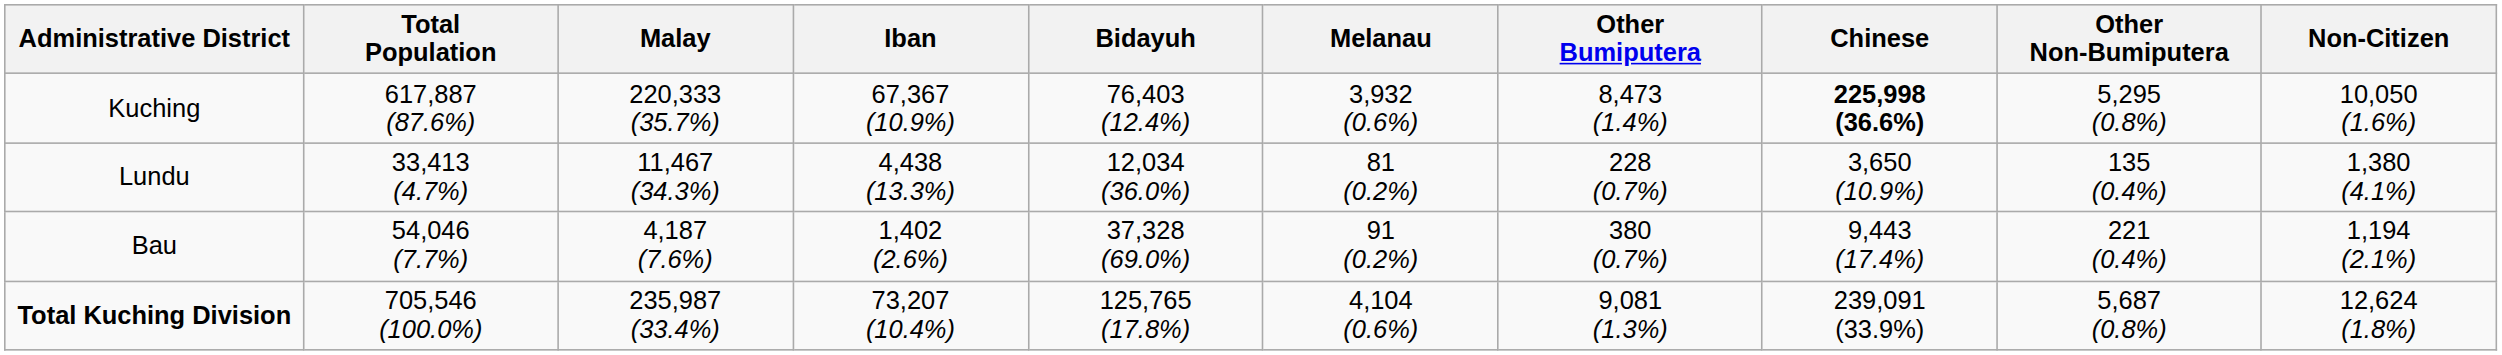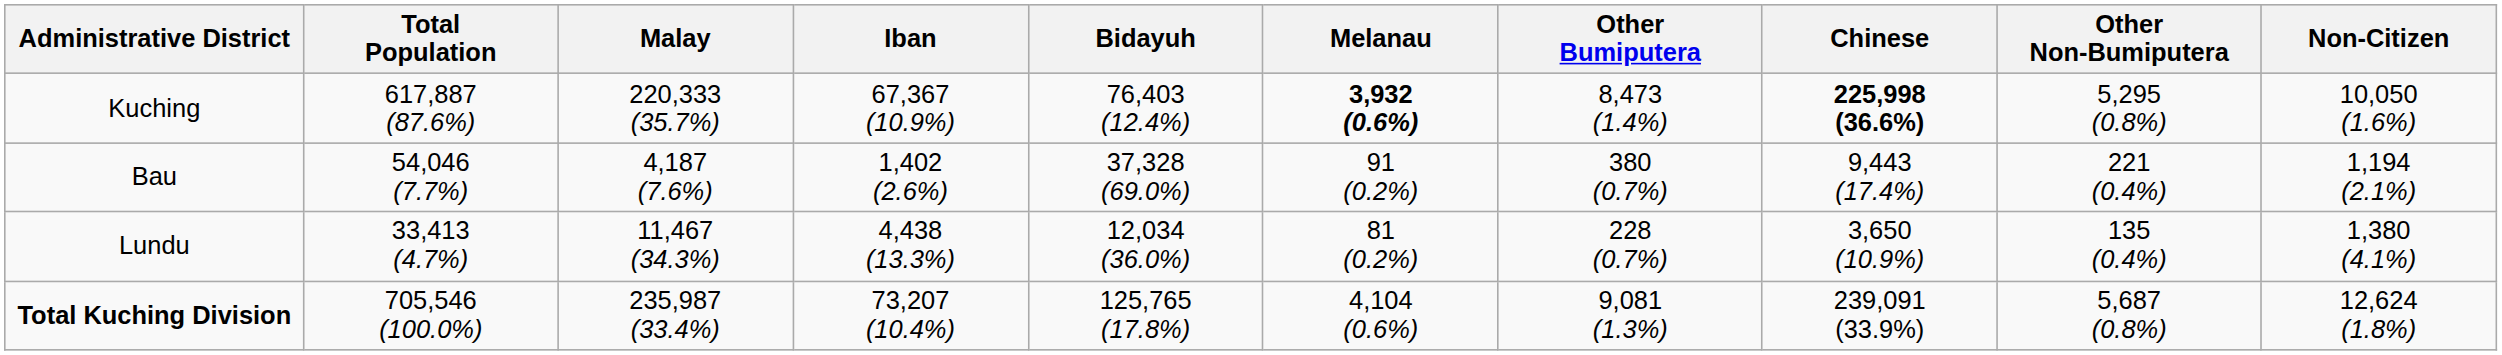(1381, 107) normal -> (1381, 107) bold
rows swapped: (154, 245) <-> (154, 176)
